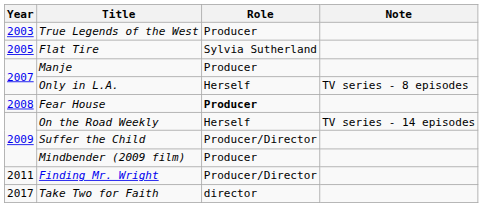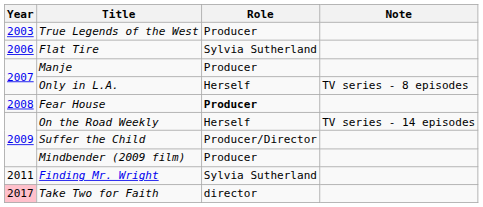(20, 49) 2005 -> (20, 49) 2006
(260, 176) Producer/Director -> (260, 176) Sylvia Sutherland
(20, 194) no background -> (20, 194) pink background
